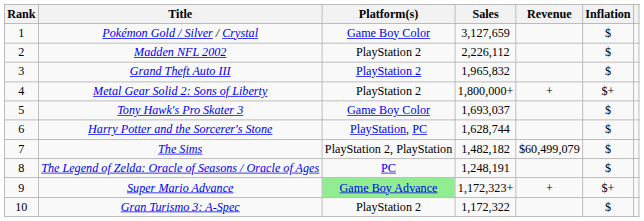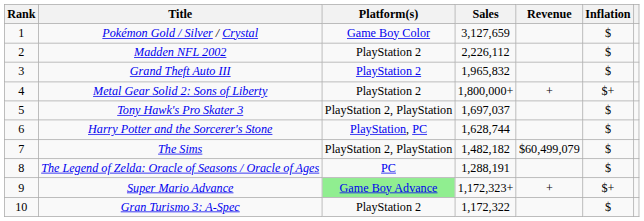(389, 110) Game Boy Color -> (389, 110) PlayStation 2, PlayStation
(486, 110) 1,693,037 -> (486, 110) 1,697,037
(486, 168) 1,248,191 -> (486, 168) 1,288,191
